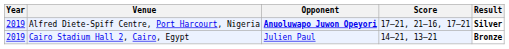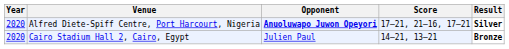(16, 24) 2019 -> (16, 24) 2020
(16, 37) 2019 -> (16, 37) 2020
